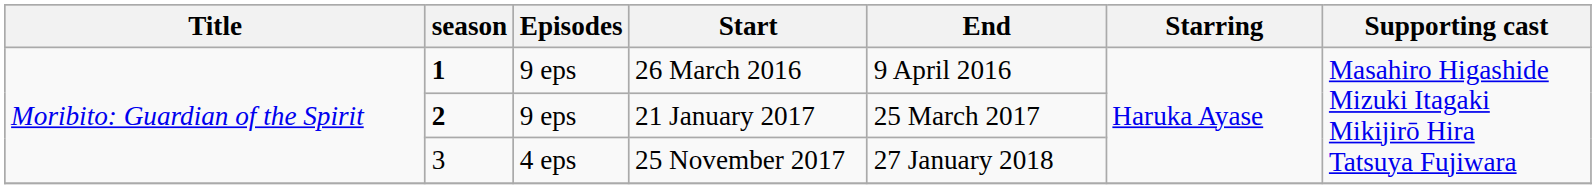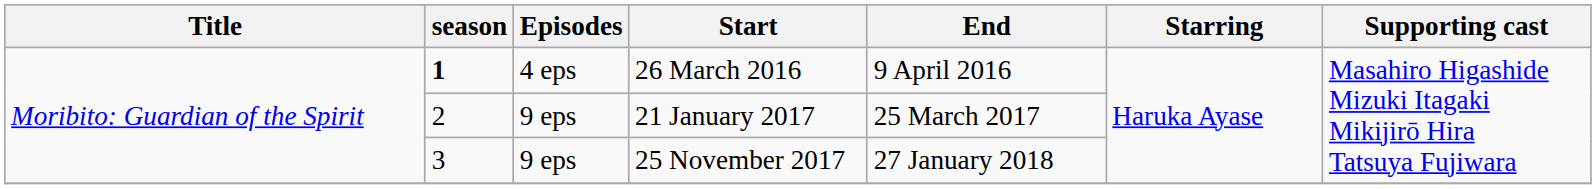(548, 70) 9 eps -> (548, 70) 4 eps
(438, 115) bold -> (438, 115) normal
(548, 160) 4 eps -> (548, 160) 9 eps
